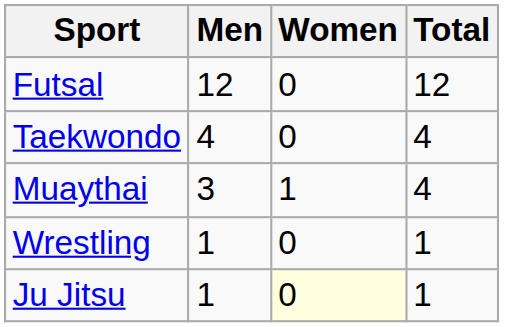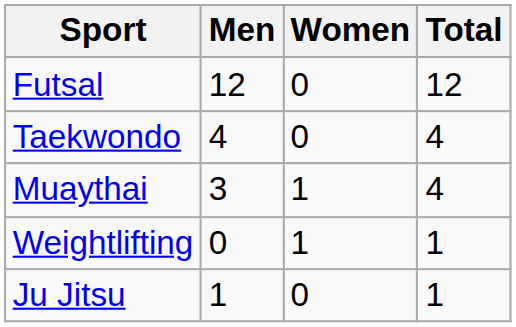+ row: (103, 242)
- row: (82, 242)
(288, 294) lightyellow background -> (300, 294) no background
